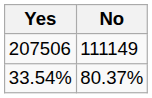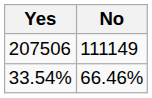(112, 78) 80.37% -> (112, 78) 66.46%
